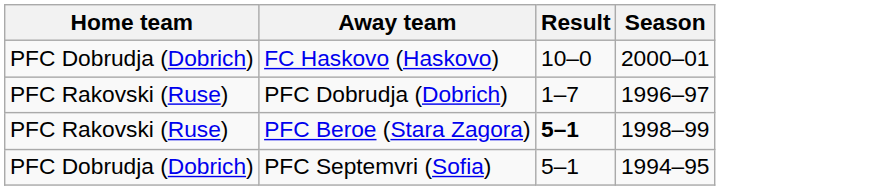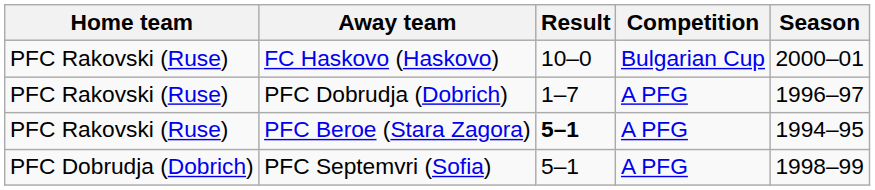+ column: (693, 22)
(132, 58) PFC Dobrudja (Dobrich) -> (119, 58) PFC Rakovski (Ruse)
(665, 130) 1998–99 -> (820, 130) 1994–95
(665, 166) 1994–95 -> (820, 166) 1998–99
